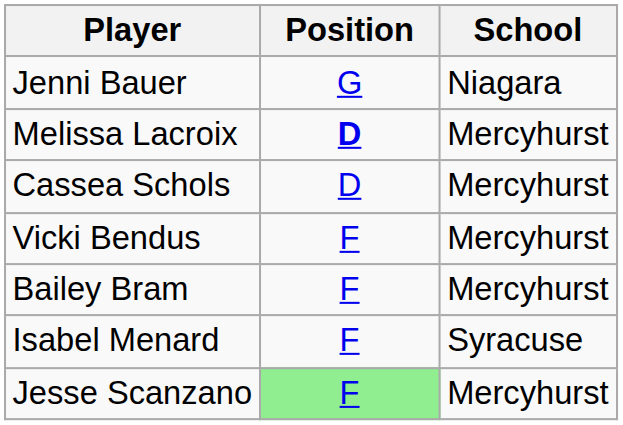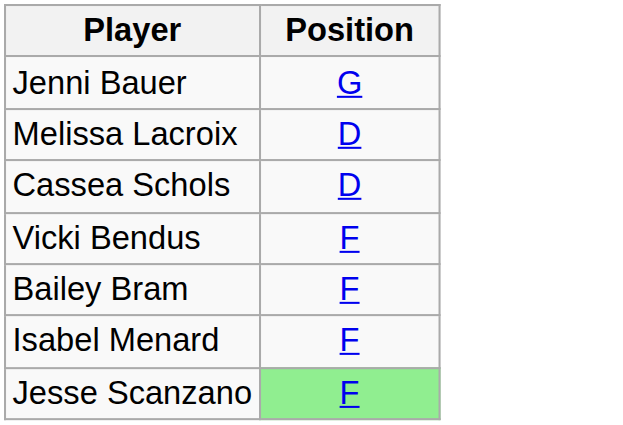- column: (528, 30)
(350, 133) bold -> (350, 133) normal
